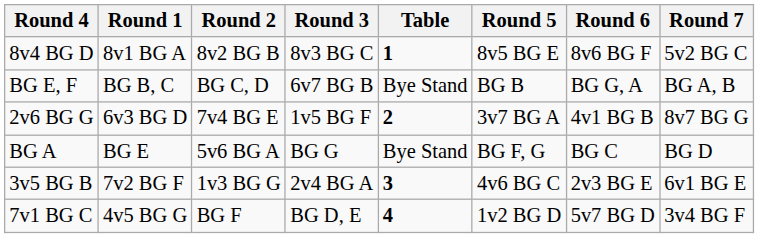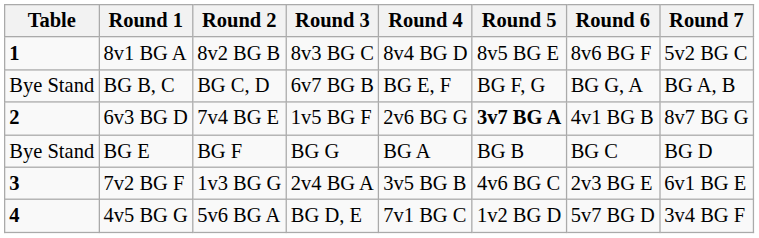columns swapped: (425, 20) <-> (51, 20)
(501, 85) BG B -> (511, 85) BG F, G
(519, 118) normal -> (519, 118) bold
(238, 150) 5v6 BG A -> (220, 150) BG F
(511, 150) BG F, G -> (501, 150) BG B
(219, 215) BG F -> (239, 215) 5v6 BG A
